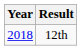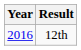(20, 34) 2018 -> (20, 34) 2016
